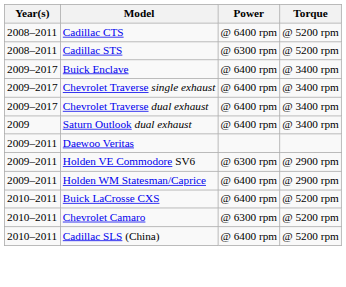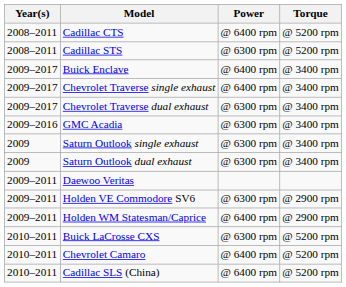(249, 106) @ 6400 rpm -> (249, 106) @ 6300 rpm
+ row: (93, 125)
+ row: (131, 143)
(249, 125) @ 6400 rpm -> (249, 162) @ 6300 rpm
(249, 199) @ 6400 rpm -> (249, 236) @ 6300 rpm
(249, 217) @ 6300 rpm -> (249, 254) @ 6400 rpm
